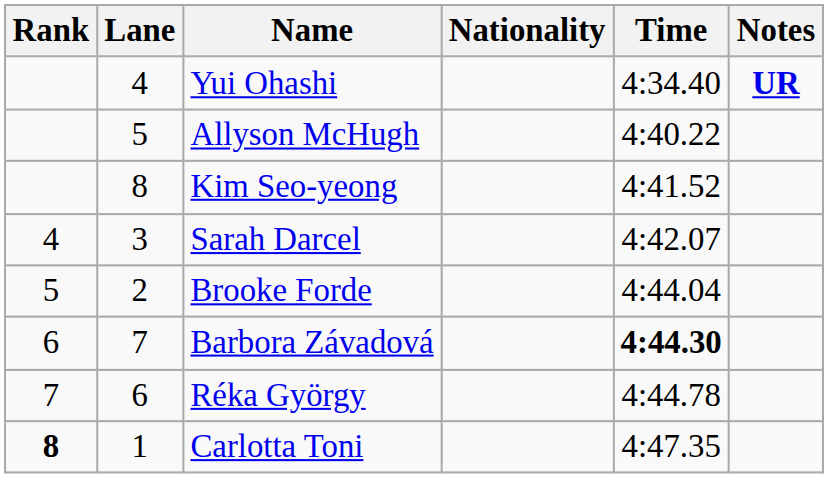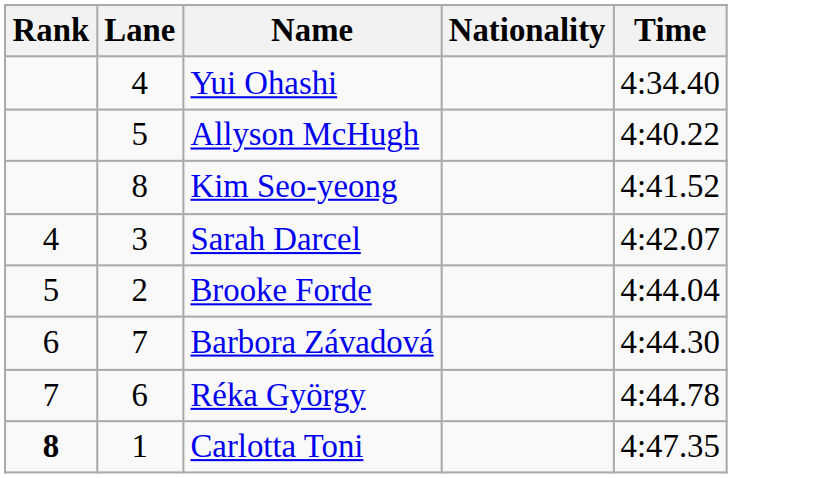- column: (776, 30)
(671, 342) bold -> (670, 342) normal
